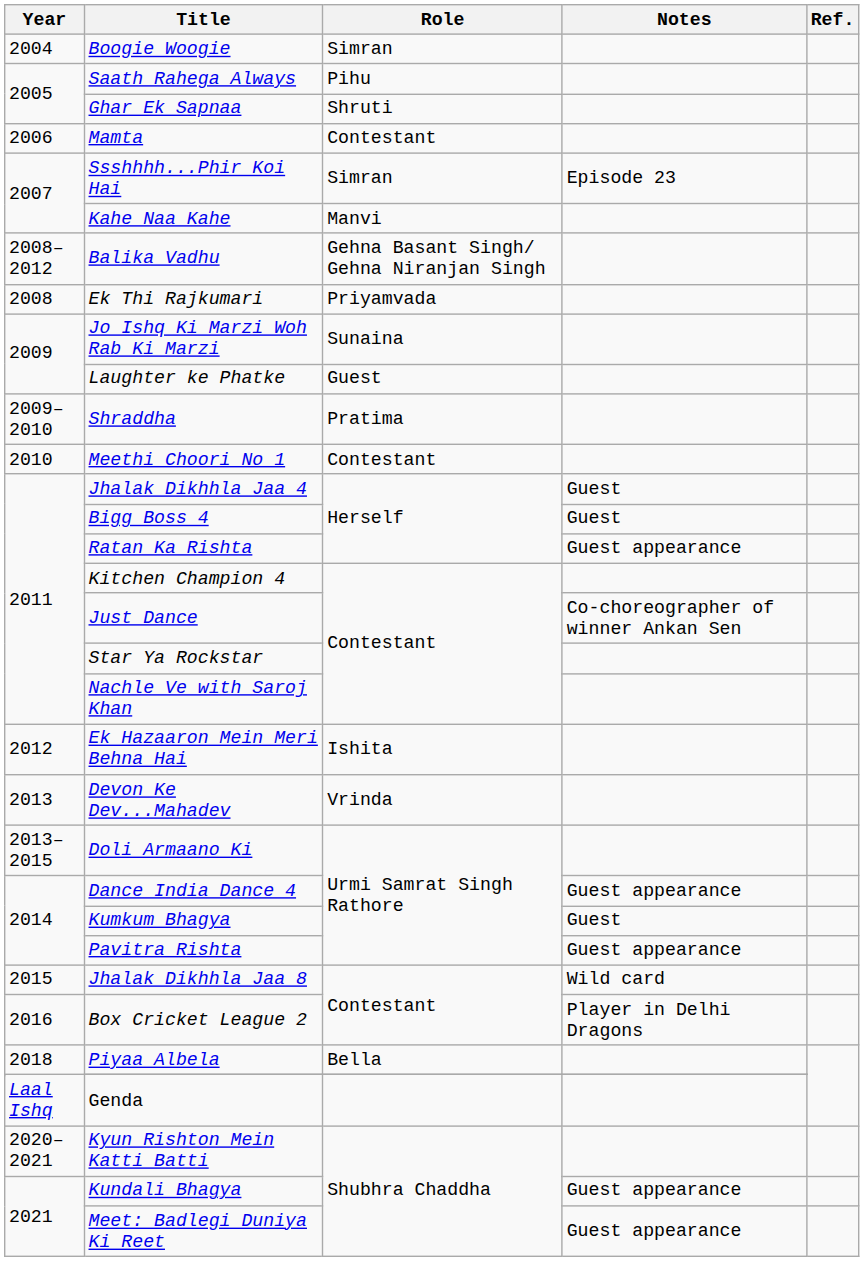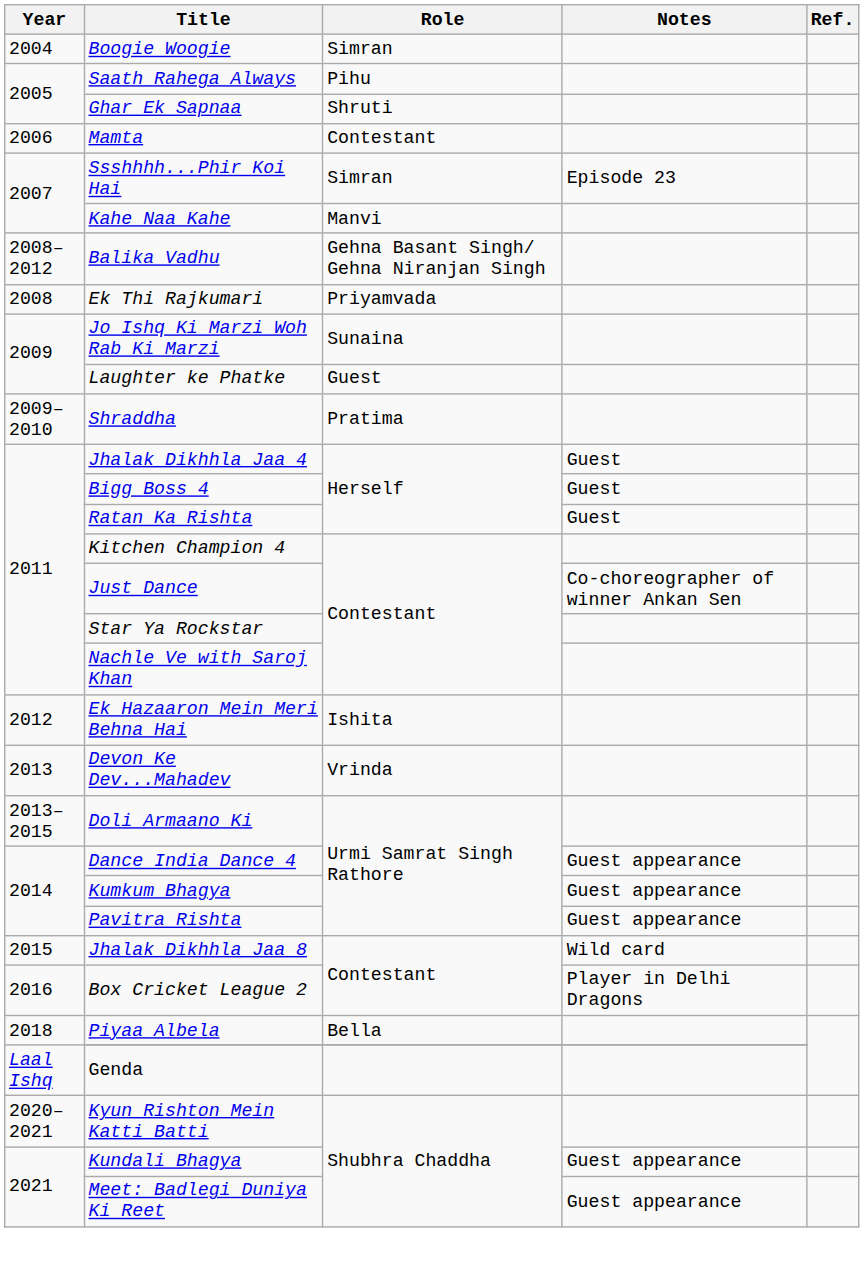- row: (187, 459)
(654, 548) Guest appearance -> (594, 519) Guest
(594, 920) Guest -> (654, 891) Guest appearance
